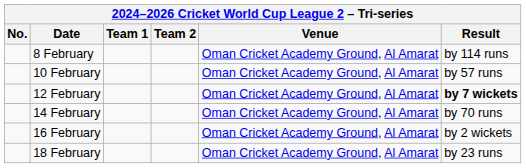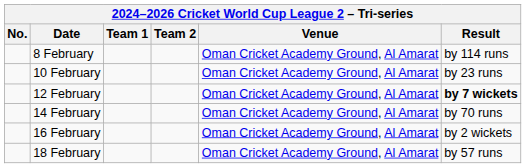(473, 73) by 57 runs -> (473, 73) by 23 runs
(473, 152) by 23 runs -> (473, 152) by 57 runs
